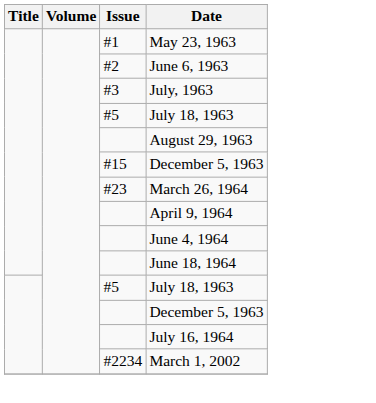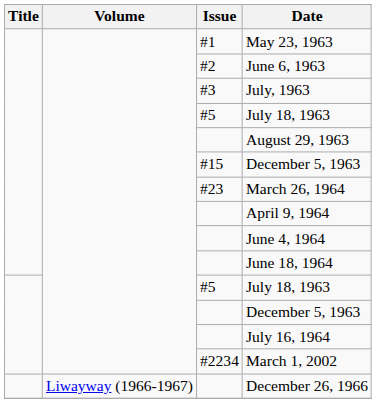+ row: (219, 386)
